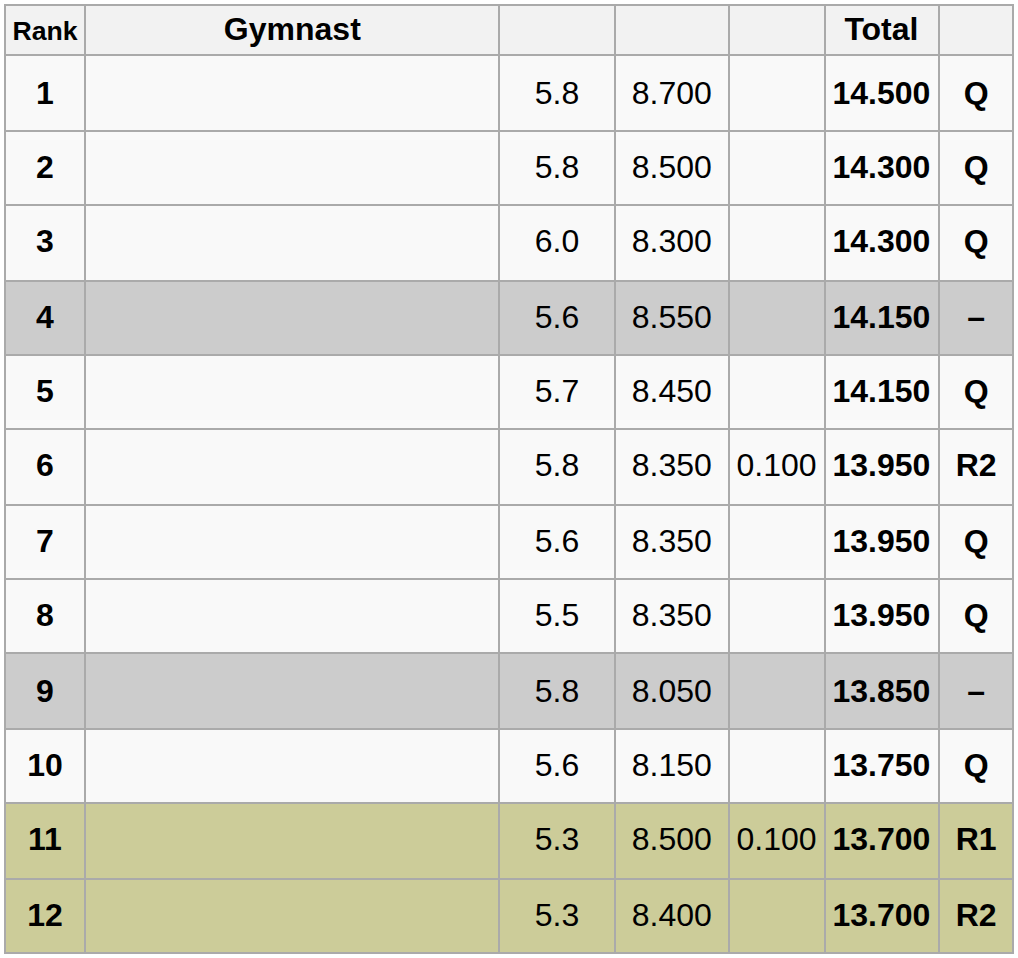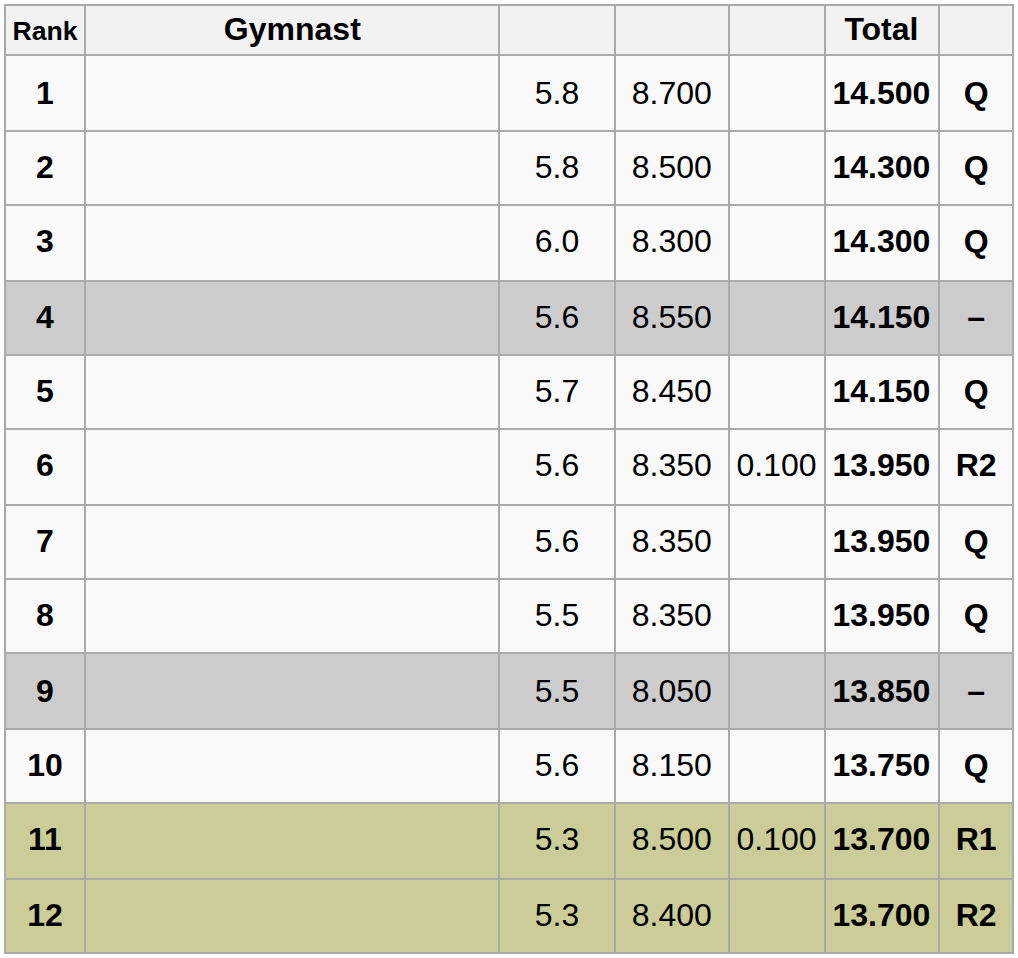(557, 466) 5.8 -> (557, 466) 5.6
(557, 690) 5.8 -> (557, 690) 5.5
